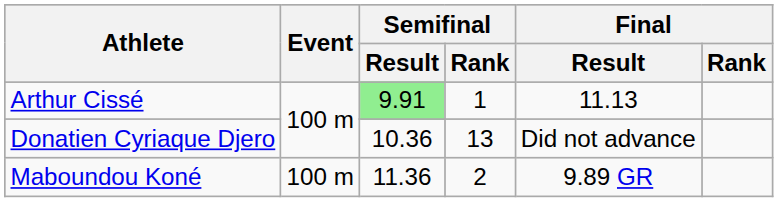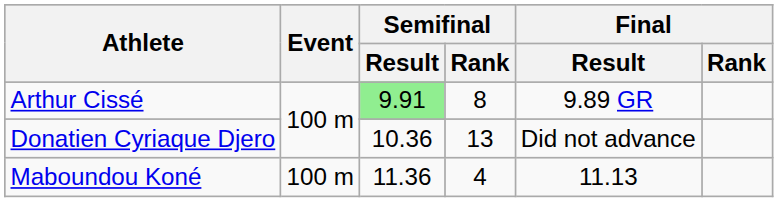(480, 101) 1 -> (480, 101) 8
(608, 101) 11.13 -> (608, 101) 9.89 GR
(480, 177) 2 -> (480, 177) 4
(608, 177) 9.89 GR -> (608, 177) 11.13
